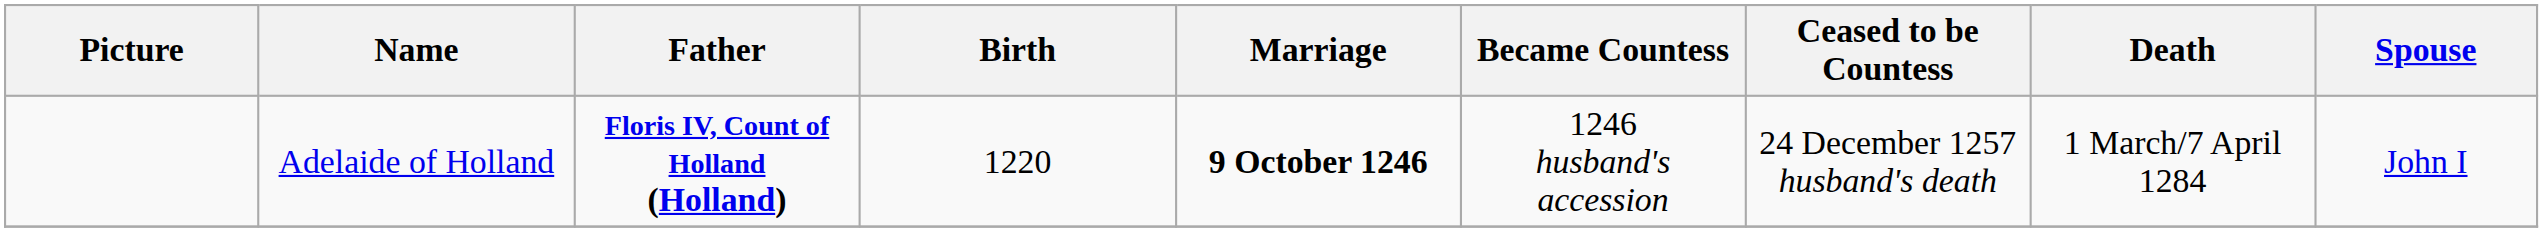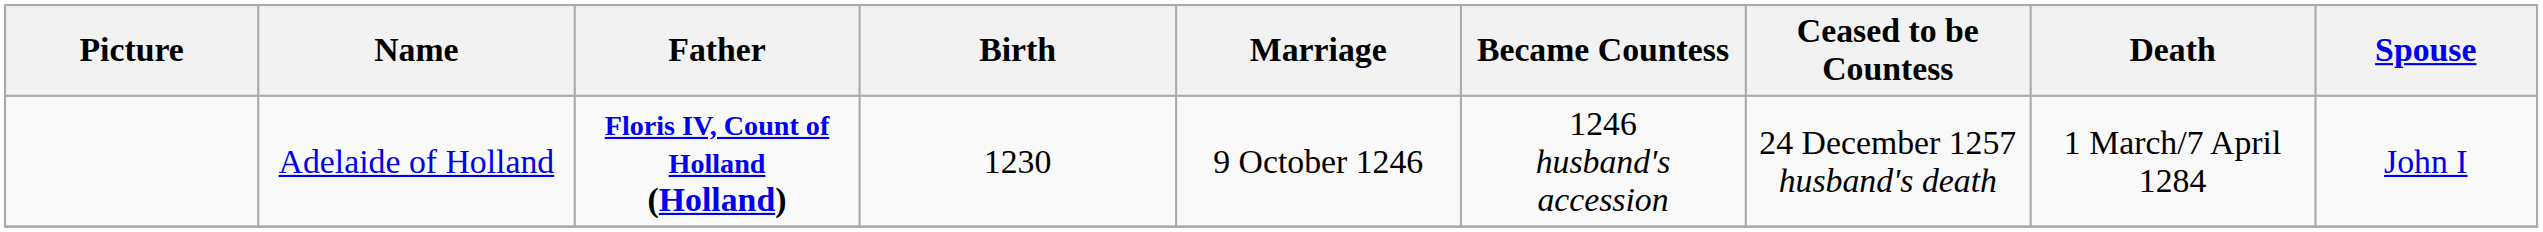(1018, 160) 1220 -> (1018, 160) 1230
(1318, 160) bold -> (1318, 160) normal
